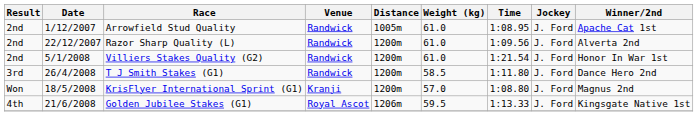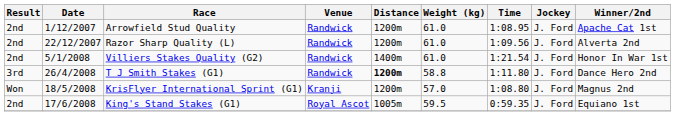(388, 27) 1005m -> (388, 27) 1200m
(388, 58) 1200m -> (388, 58) 1400m
(388, 73) normal -> (388, 73) bold
(435, 73) 58.5 -> (435, 73) 58.8
+ row: (173, 104)
- row: (179, 104)
